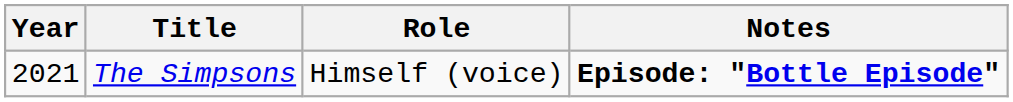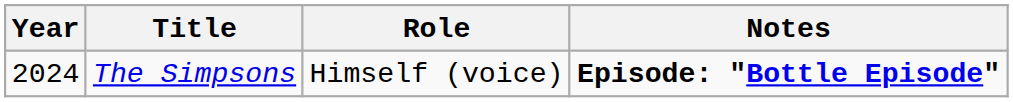(46, 74) 2021 -> (46, 74) 2024
